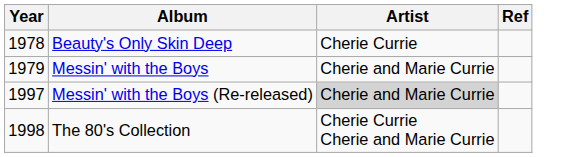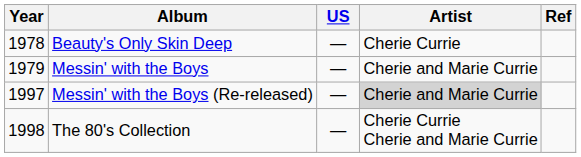+ column: (338, 17)
